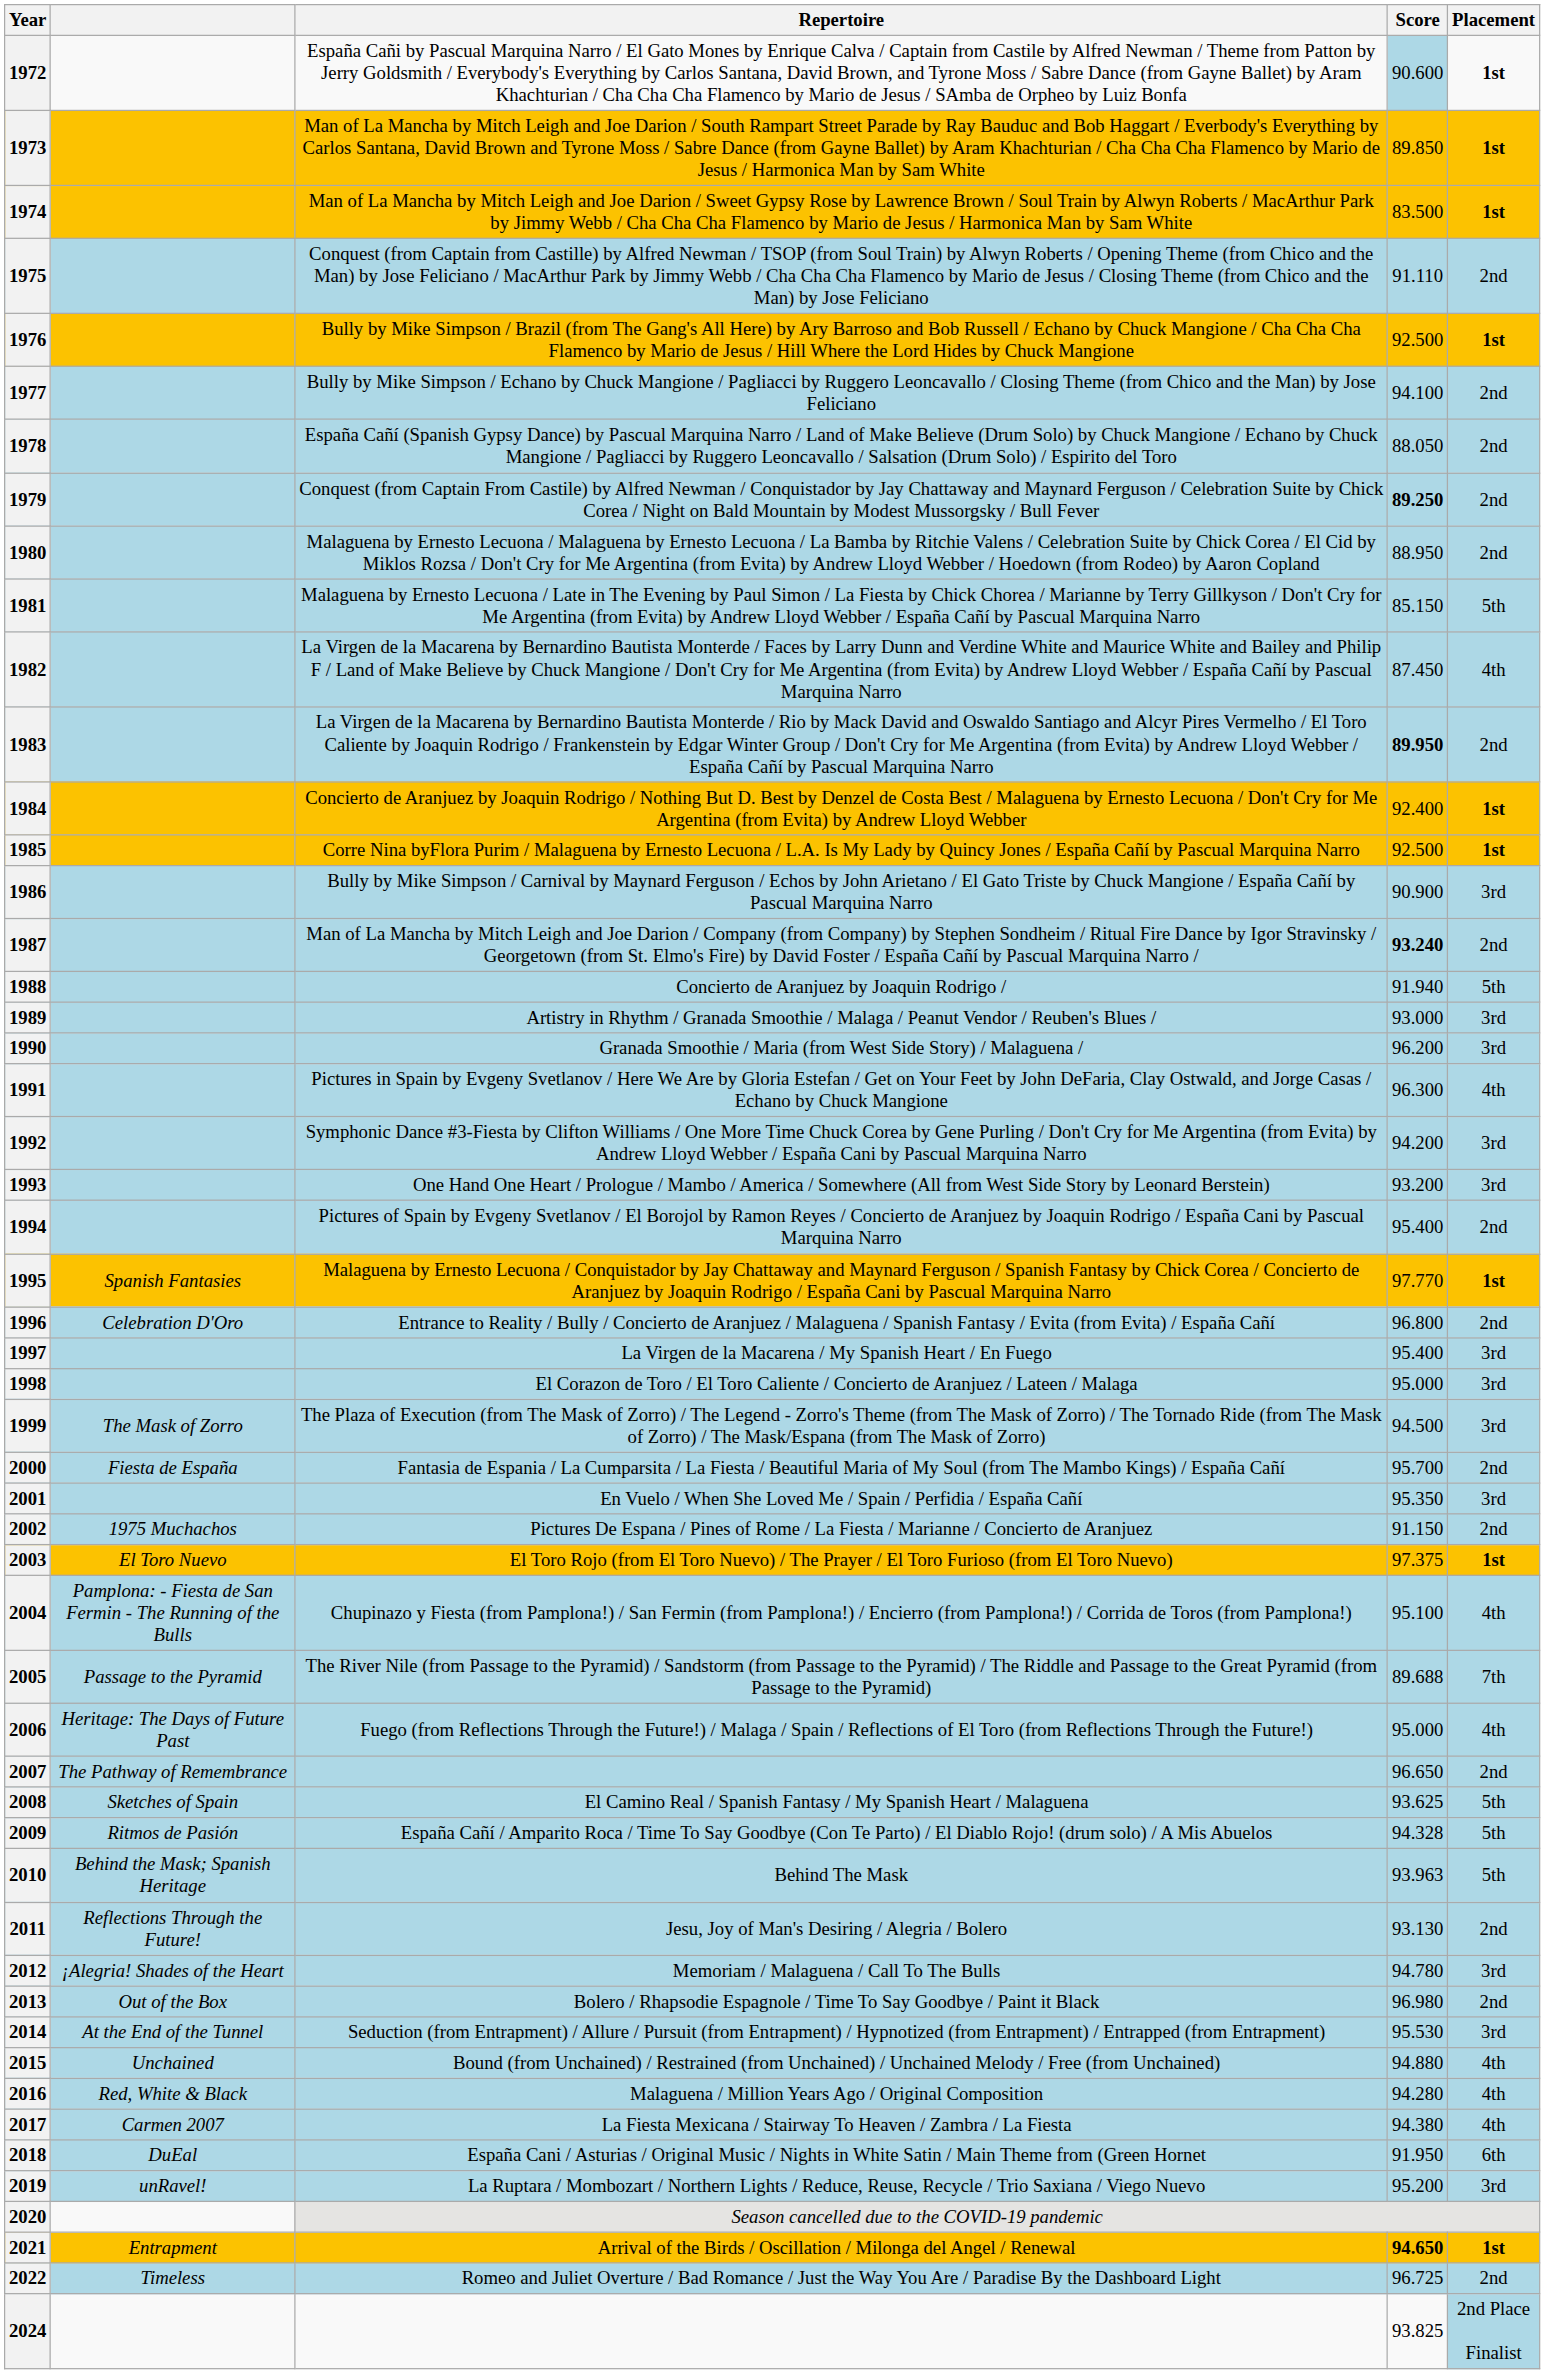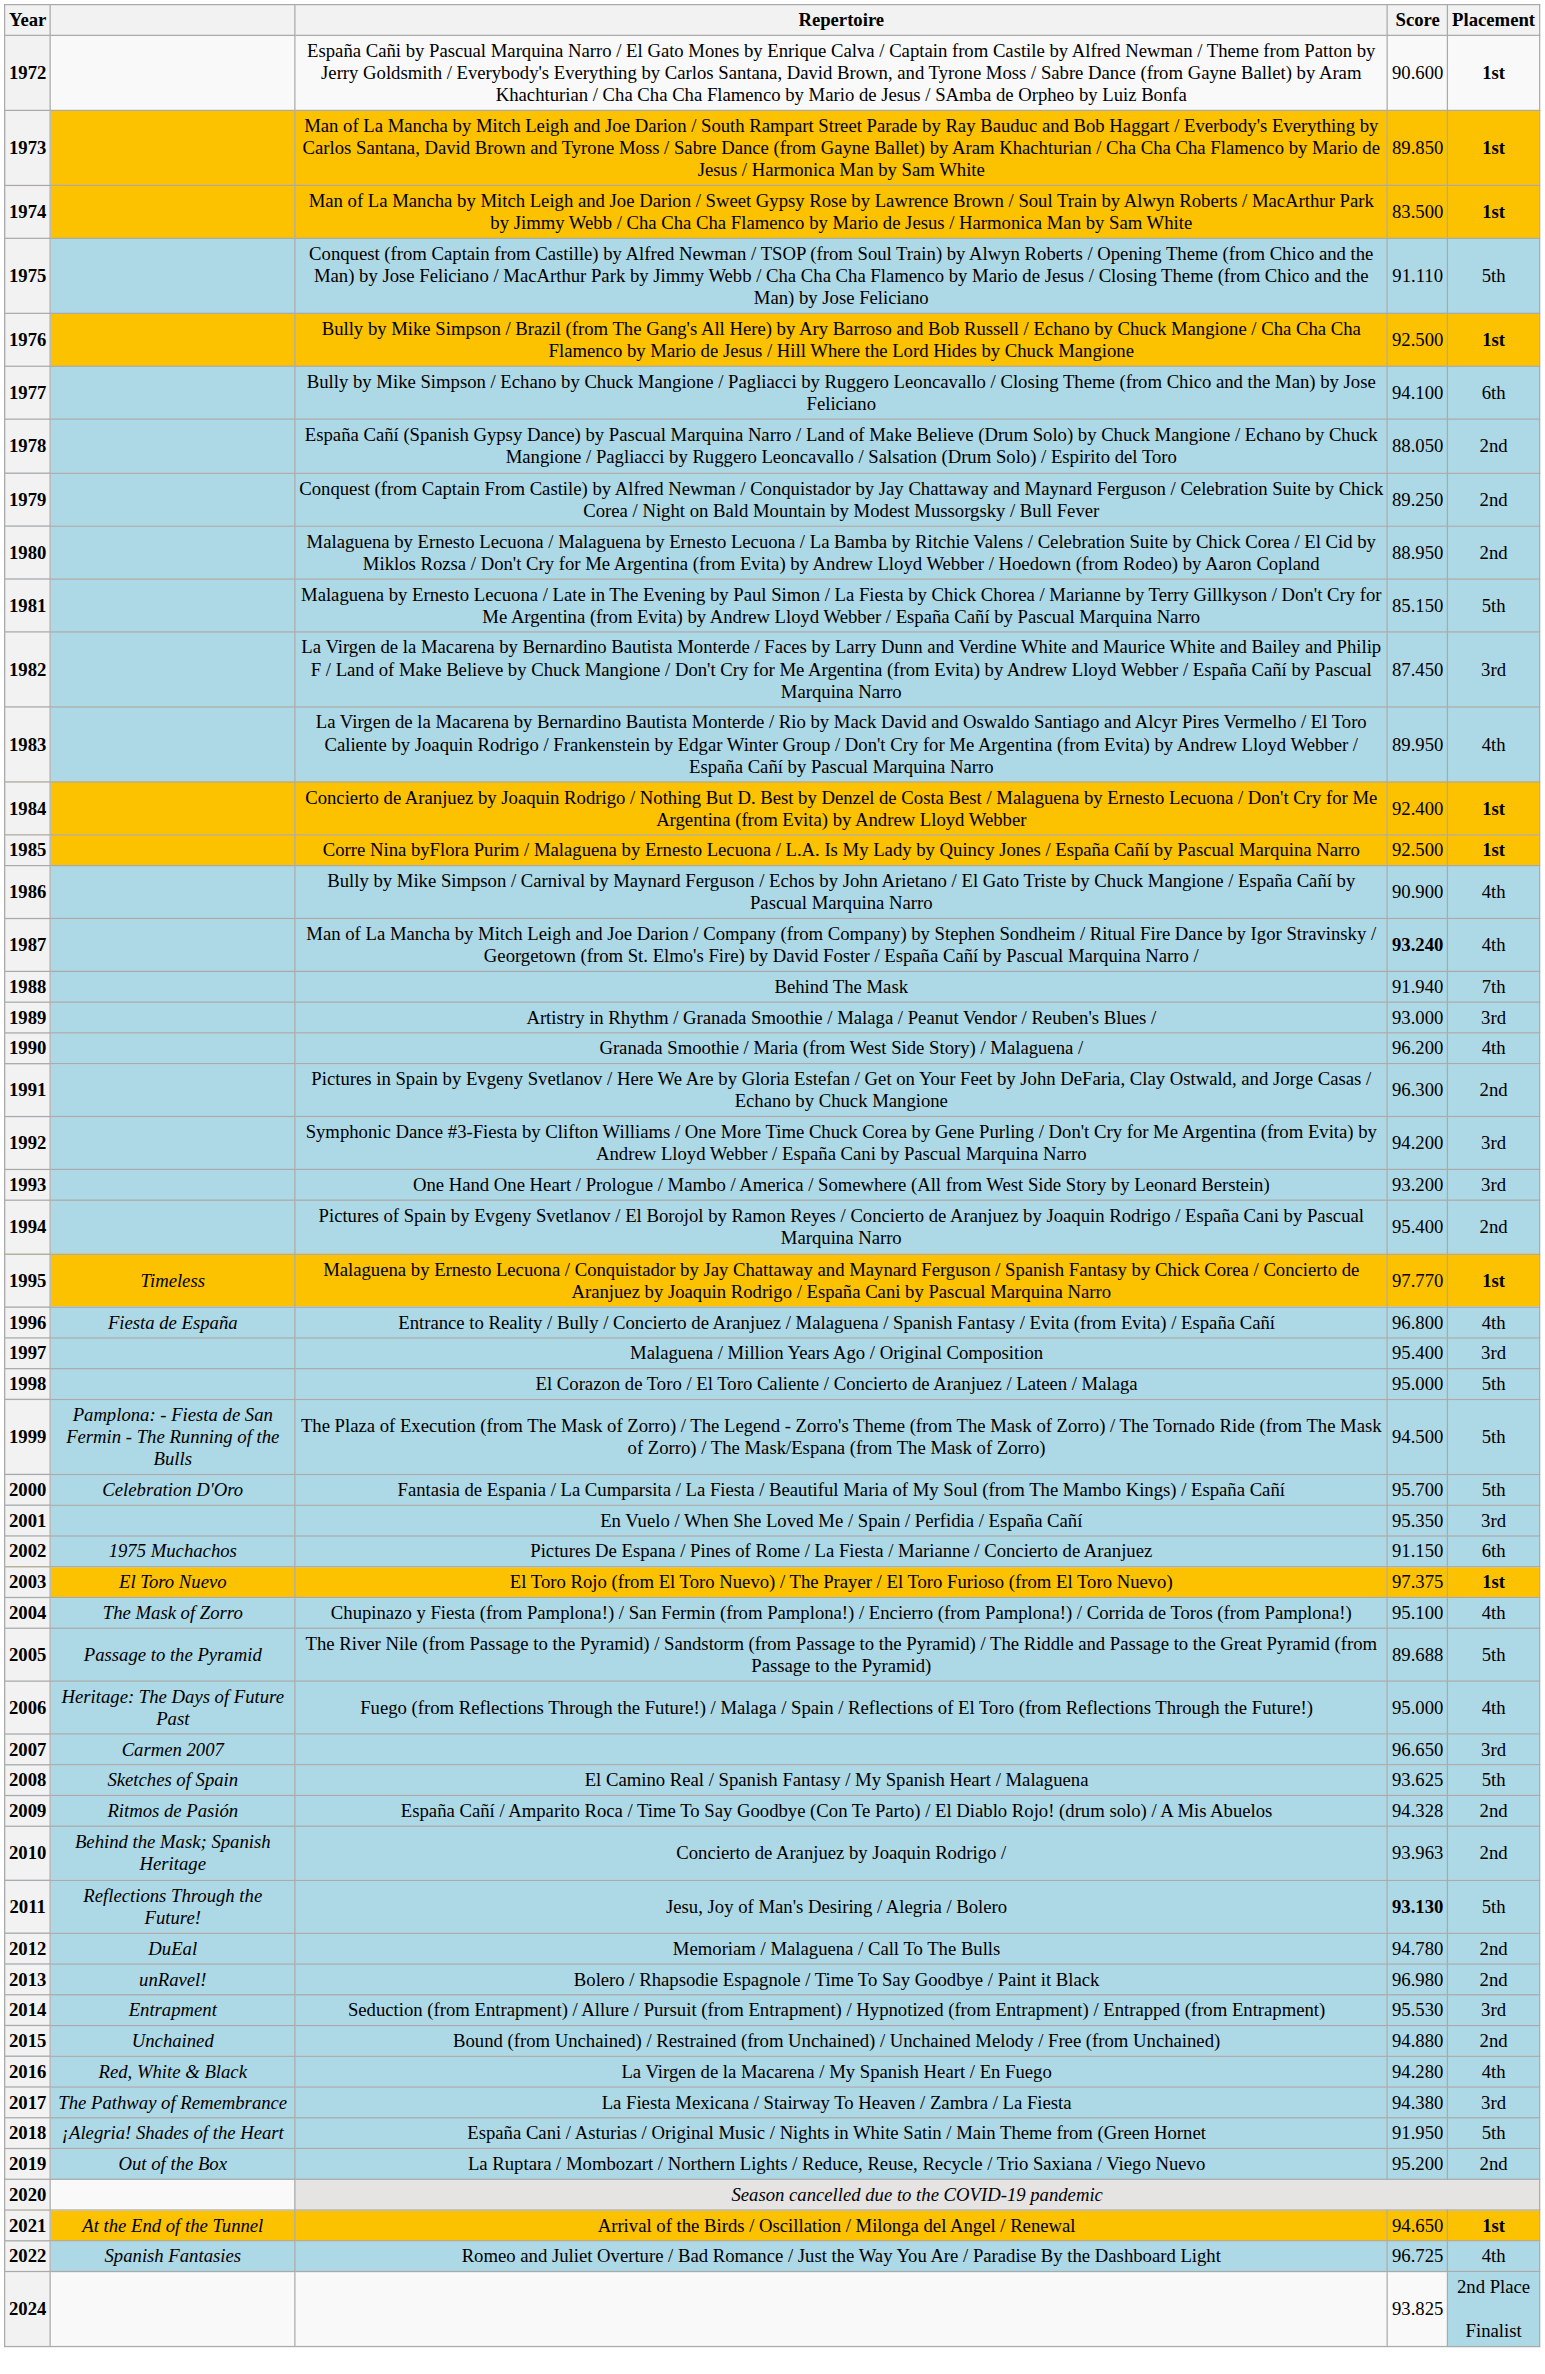(1418, 73) lightblue background -> (1418, 73) no background
(1494, 276) 2nd -> (1494, 276) 5th
(1494, 393) 2nd -> (1494, 393) 6th
(1418, 499) bold -> (1418, 499) normal
(1494, 669) 4th -> (1494, 669) 3rd
(1418, 744) bold -> (1418, 744) normal
(1494, 744) 2nd -> (1494, 744) 4th
(1494, 892) 3rd -> (1494, 892) 4th
(1494, 945) 2nd -> (1494, 945) 4th
(841, 986) Concierto de Aranjuez by Joaquin Rodrigo / -> (841, 986) Behind The Mask
(1494, 986) 5th -> (1494, 986) 7th
(1494, 1048) 3rd -> (1494, 1048) 4th
(1494, 1090) 4th -> (1494, 1090) 2nd
(173, 1280) Spanish Fantasies -> (173, 1280) Timeless
(173, 1322) Celebration D'Oro -> (173, 1322) Fiesta de España
(1494, 1322) 2nd -> (1494, 1322) 4th
(841, 1352) La Virgen de la Macarena / My Spanish Heart / En Fuego -> (841, 1352) Malaguena / Million Years Ago / Original Composition
(1494, 1383) 3rd -> (1494, 1383) 5th
(173, 1425) The Mask of Zorro -> (173, 1436) Pamplona: - Fiesta de San Fermin - The Running of the Bulls
(1494, 1425) 3rd -> (1494, 1436) 5th
(173, 1467) Fiesta de España -> (173, 1489) Celebration D'Oro
(1494, 1467) 2nd -> (1494, 1489) 5th
(1494, 1529) 2nd -> (1494, 1551) 6th
(173, 1613) Pamplona: - Fiesta de San Fermin - The Running of the Bulls -> (173, 1613) The Mask of Zorro
(1494, 1677) 7th -> (1494, 1654) 5th
(173, 1771) The Pathway of Remembrance -> (173, 1749) Carmen 2007
(1494, 1771) 2nd -> (1494, 1749) 3rd
(1494, 1833) 5th -> (1494, 1811) 2nd
(841, 1875) Behind The Mask -> (841, 1853) Concierto de Aranjuez by Joaquin Rodrigo /
(1494, 1875) 5th -> (1494, 1853) 2nd
(1418, 1928) normal -> (1418, 1906) bold
(1494, 1928) 2nd -> (1494, 1906) 5th
(173, 1970) ¡Alegria! Shades of the Heart -> (173, 1948) DuEal
(1494, 1970) 3rd -> (1494, 1948) 2nd
(173, 2001) Out of the Box -> (173, 1979) unRavel!
(173, 2031) At the End of the Tunnel -> (173, 2009) Entrapment
(1494, 2062) 4th -> (1494, 2040) 2nd
(841, 2093) Malaguena / Million Years Ago / Original Composition -> (841, 2071) La Virgen de la Macarena / My Spanish Heart / En Fuego
(173, 2124) Carmen 2007 -> (173, 2102) The Pathway of Remembrance
(1494, 2124) 4th -> (1494, 2102) 3rd
(173, 2155) DuEal -> (173, 2133) ¡Alegria! Shades of the Heart
(1494, 2155) 6th -> (1494, 2133) 5th
(173, 2186) unRavel! -> (173, 2163) Out of the Box
(1494, 2186) 3rd -> (1494, 2163) 2nd
(173, 2247) Entrapment -> (173, 2225) At the End of the Tunnel
(1418, 2247) bold -> (1418, 2225) normal
(173, 2278) Timeless -> (173, 2256) Spanish Fantasies
(1494, 2278) 2nd -> (1494, 2256) 4th
